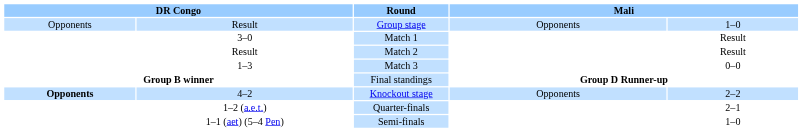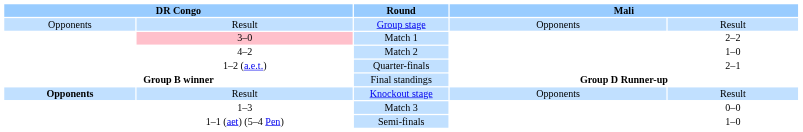(733, 24) 1–0 -> (733, 24) Result
(245, 38) no background -> (245, 38) pink background
(733, 38) Result -> (733, 38) 2–2
(245, 52) Result -> (245, 52) 4–2
(733, 52) Result -> (733, 52) 1–0
rows swapped: (401, 66) <-> (401, 107)
(245, 93) 4–2 -> (245, 93) Result
(733, 93) 2–2 -> (733, 93) Result
